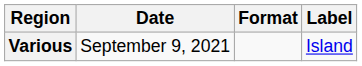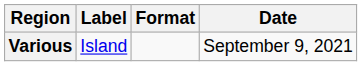columns swapped: (155, 18) <-> (329, 18)
